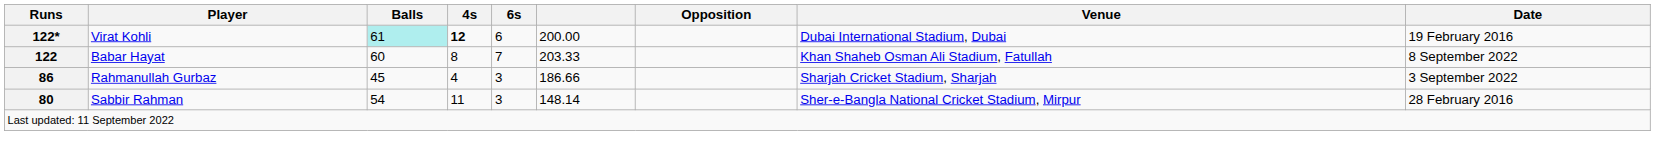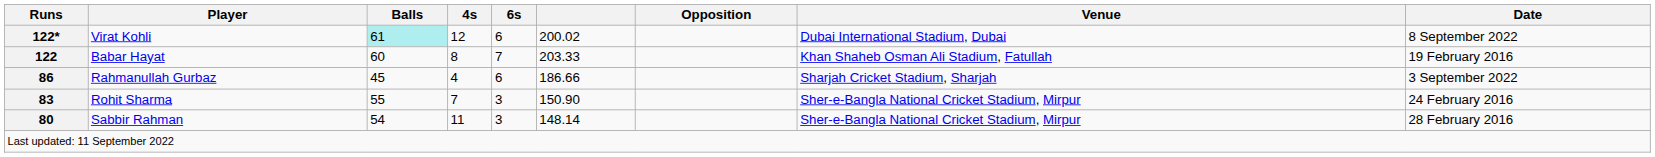(458, 36) bold -> (458, 36) normal
(560, 36) 200.00 -> (560, 36) 200.02
(1461, 36) 19 February 2016 -> (1463, 36) 8 September 2022
(1463, 57) 8 September 2022 -> (1461, 57) 19 February 2016
(499, 78) 3 -> (499, 78) 6
+ row: (132, 99)
